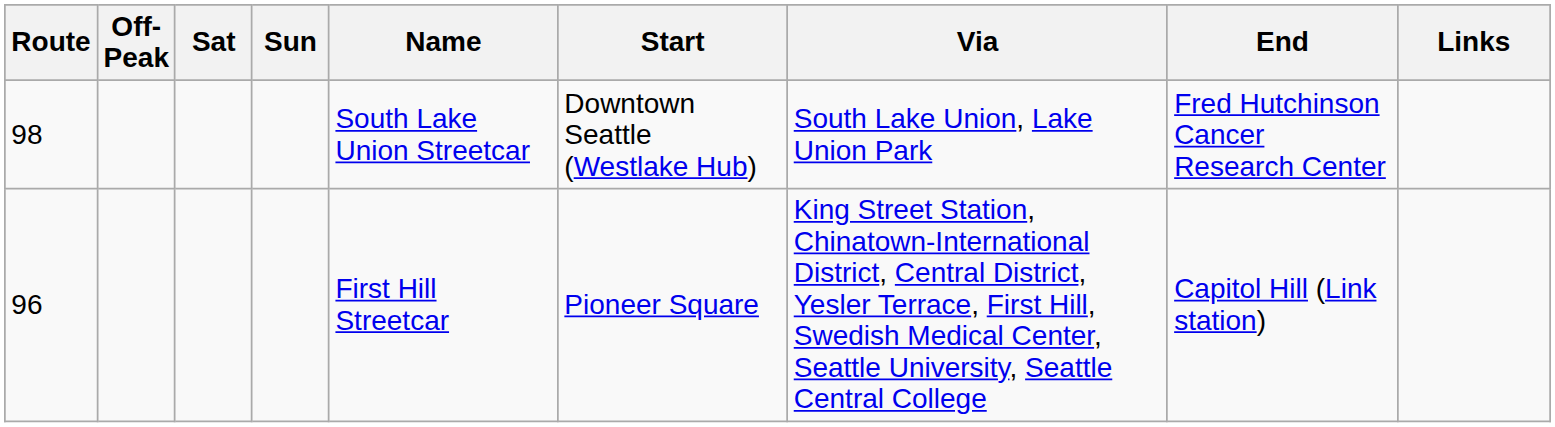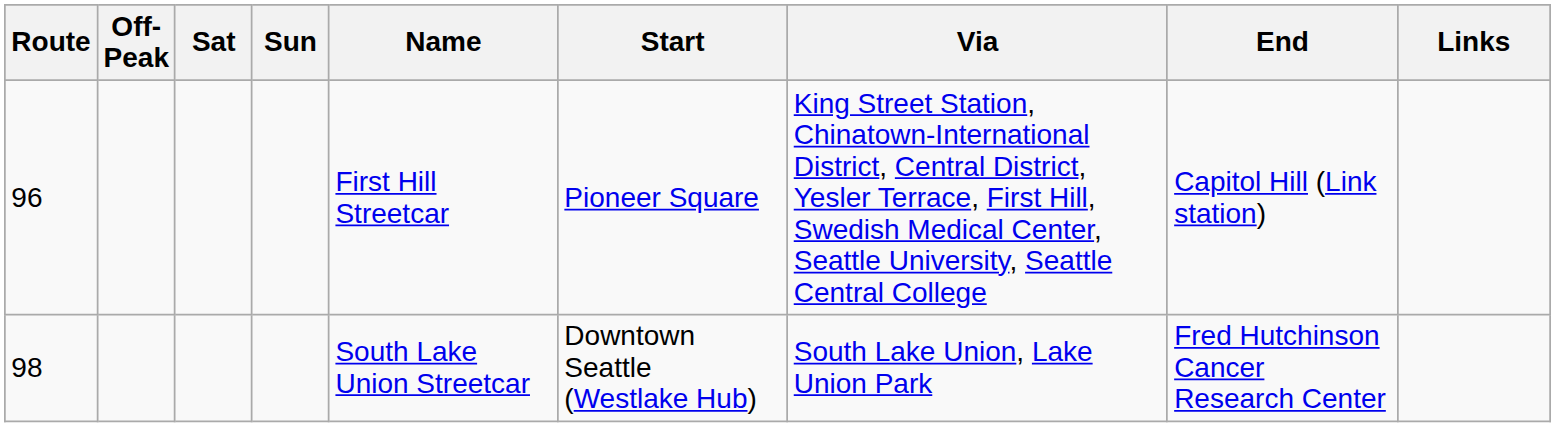rows swapped: (27, 304) <-> (27, 134)
